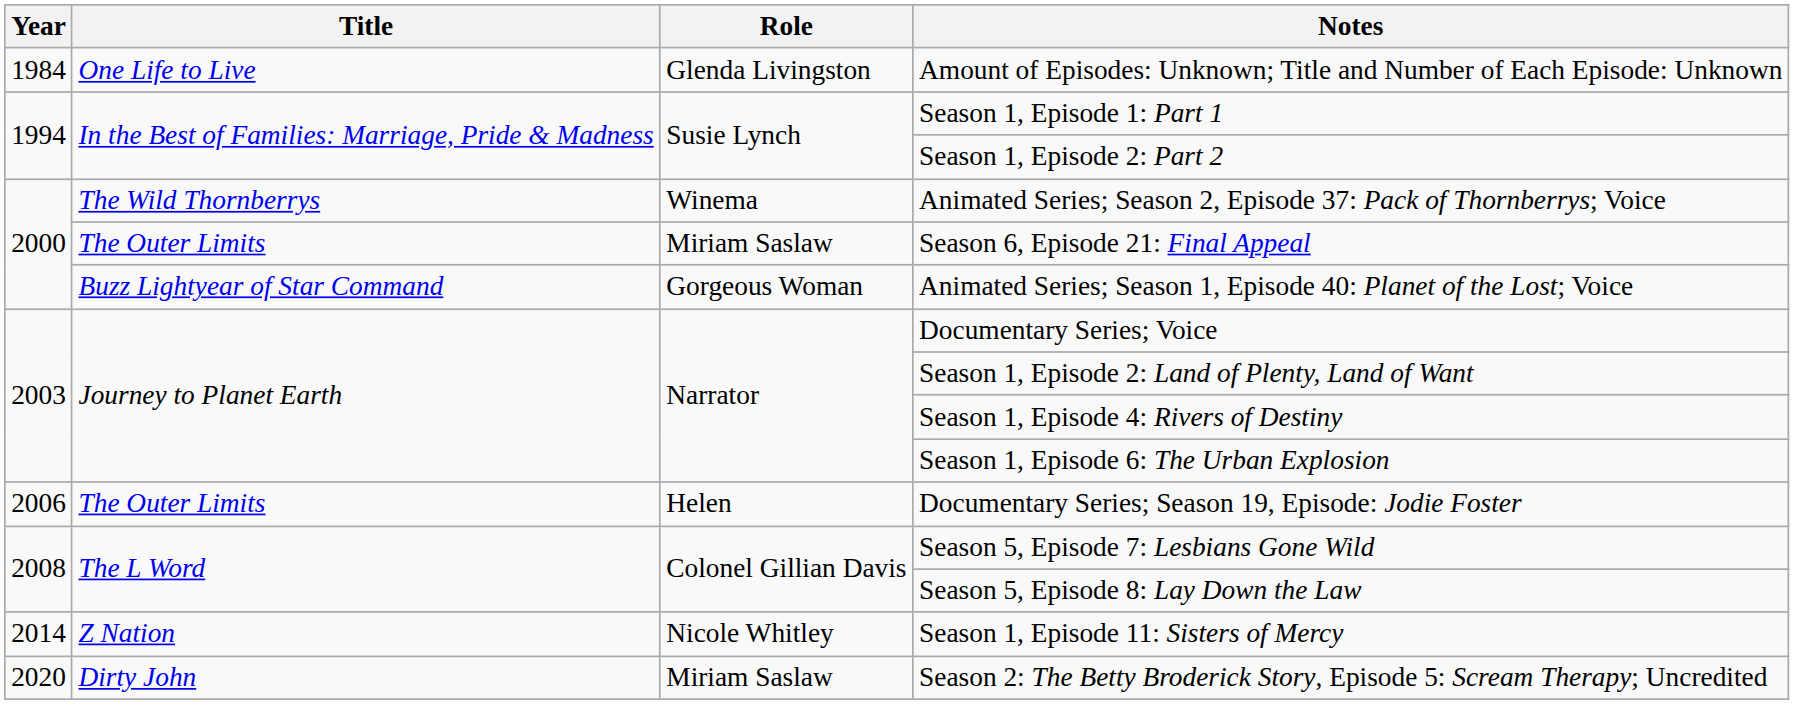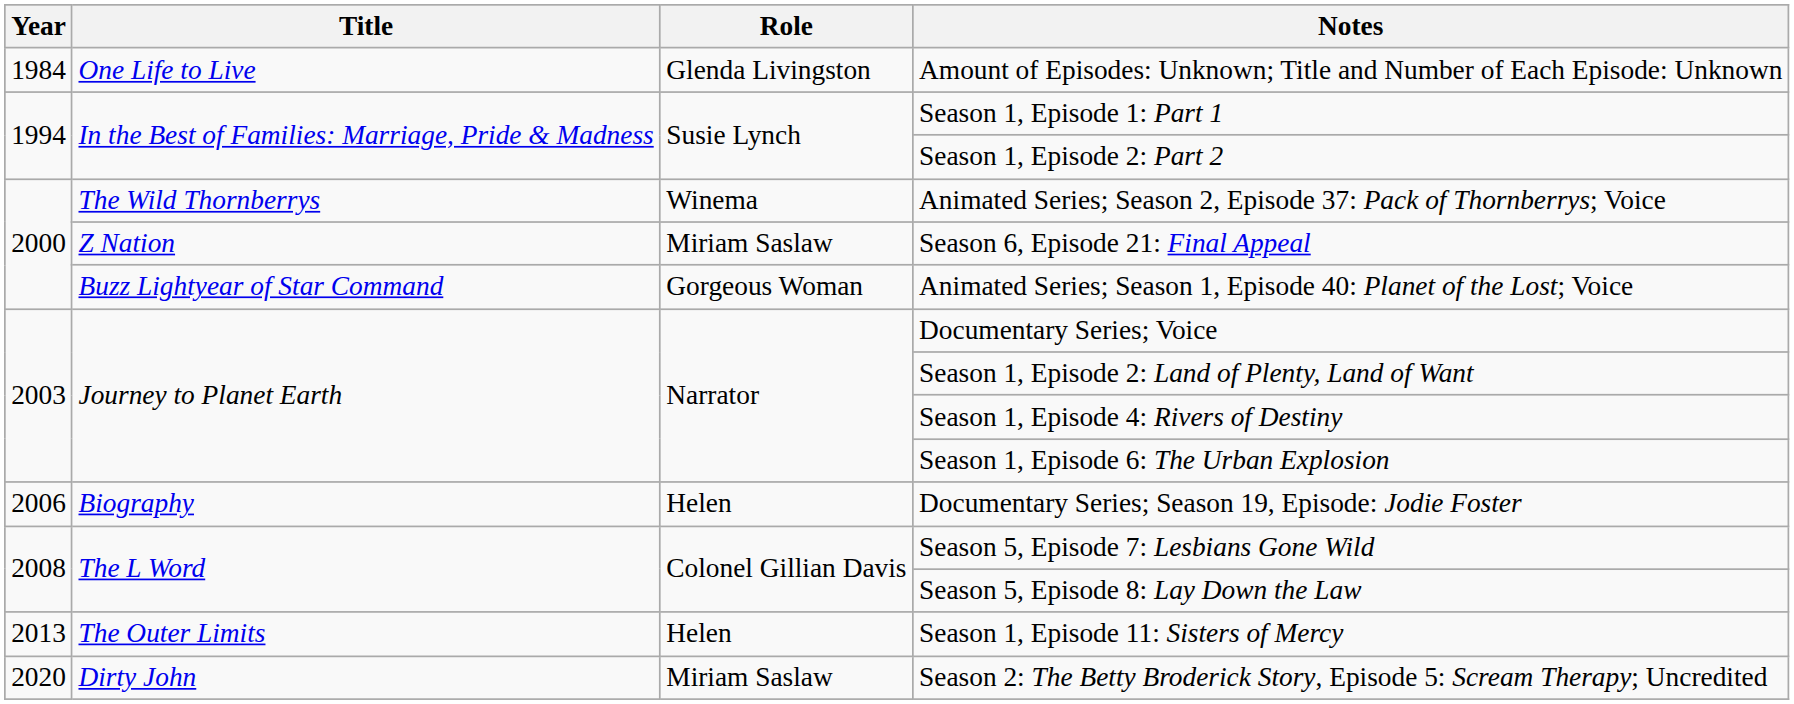(172, 243) The Outer Limits -> (127, 243) Z Nation
(172, 503) The Outer Limits -> (136, 503) Biography
(39, 633) 2014 -> (39, 633) 2013
(127, 633) Z Nation -> (172, 633) The Outer Limits
(750, 633) Nicole Whitley -> (699, 633) Helen
